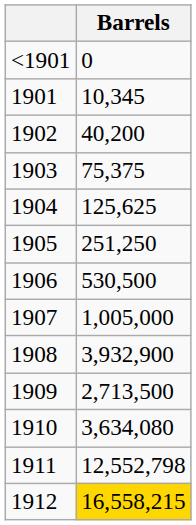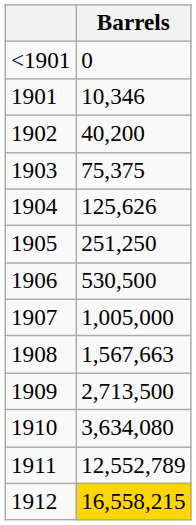(113, 96) 10,345 -> (113, 96) 10,346
(119, 207) 125,625 -> (119, 207) 125,626
(128, 354) 3,932,900 -> (128, 354) 1,567,663
(133, 464) 12,552,798 -> (133, 464) 12,552,789
